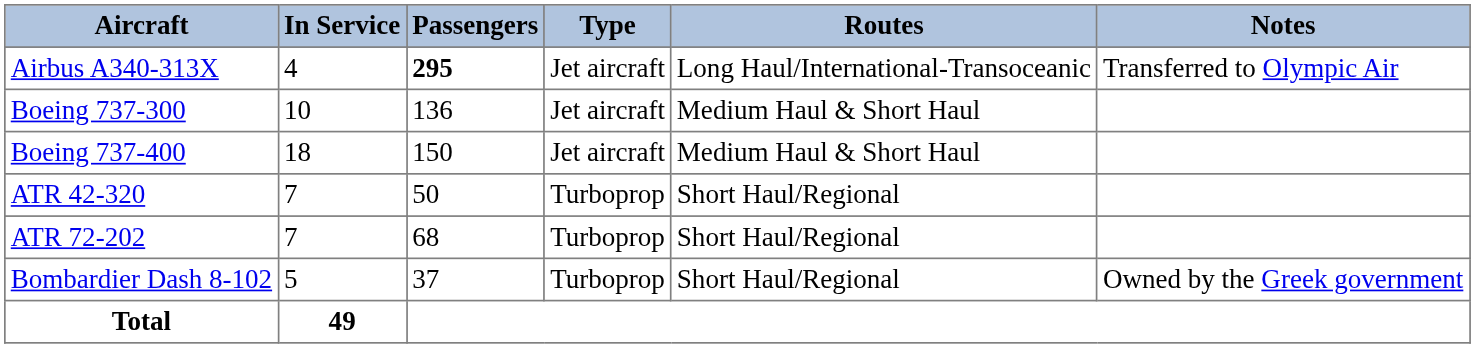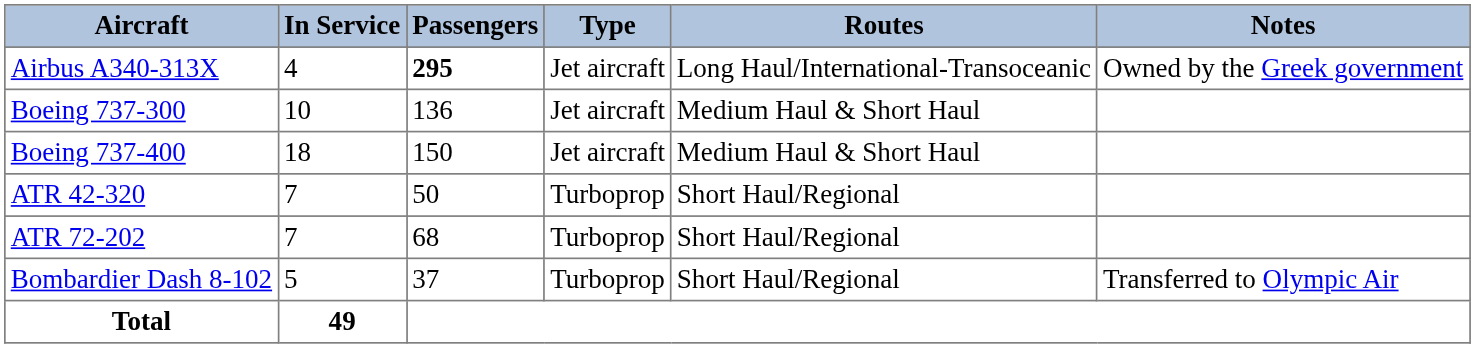(1251, 67) Transferred to Olympic Air -> (1283, 67) Owned by the Greek government
(1283, 279) Owned by the Greek government -> (1251, 279) Transferred to Olympic Air
